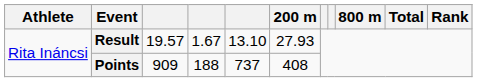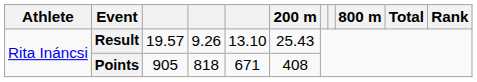(206, 41) 1.67 -> (206, 41) 9.26
(295, 41) 27.93 -> (295, 41) 25.43
(165, 65) 909 -> (165, 65) 905
(206, 65) 188 -> (206, 65) 818
(247, 65) 737 -> (247, 65) 671
